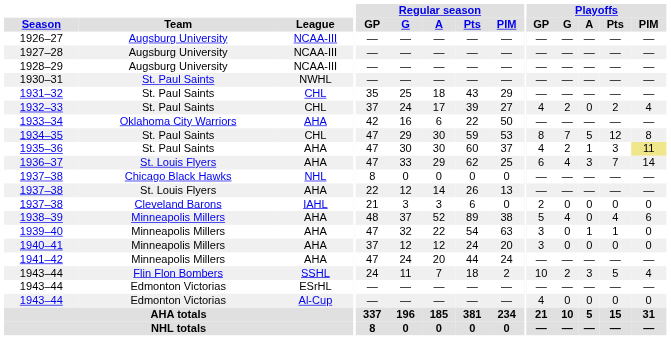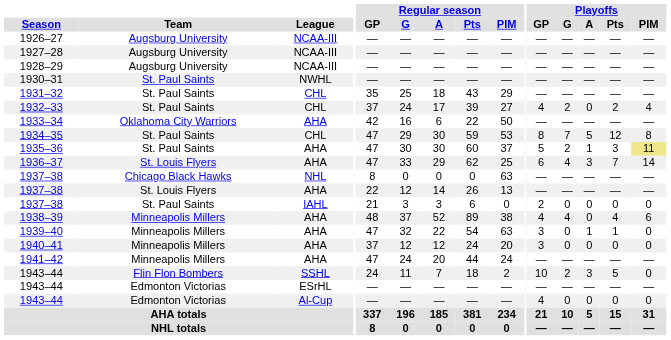(541, 149) 4 -> (541, 149) 5
(507, 176) 0 -> (507, 176) 63
(178, 204) Cleveland Barons -> (178, 204) St. Paul Saints
(541, 218) 5 -> (541, 218) 4
(649, 273) 4 -> (649, 273) 0
